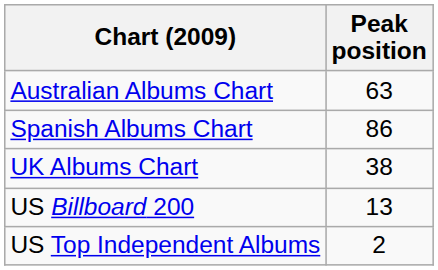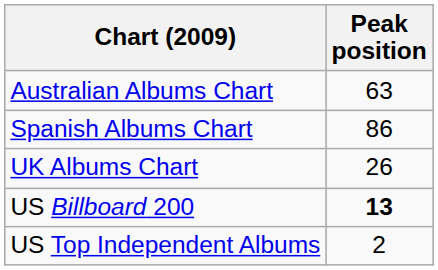(379, 167) 38 -> (379, 167) 26
(379, 206) normal -> (379, 206) bold
